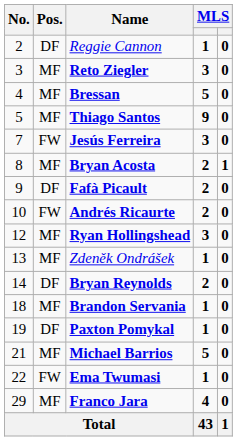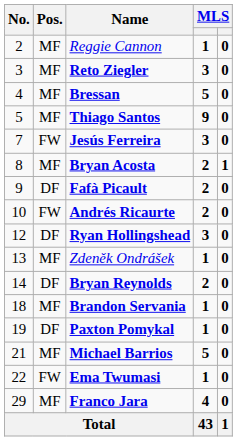(50, 46) DF -> (50, 46) MF
(50, 235) MF -> (50, 235) DF
